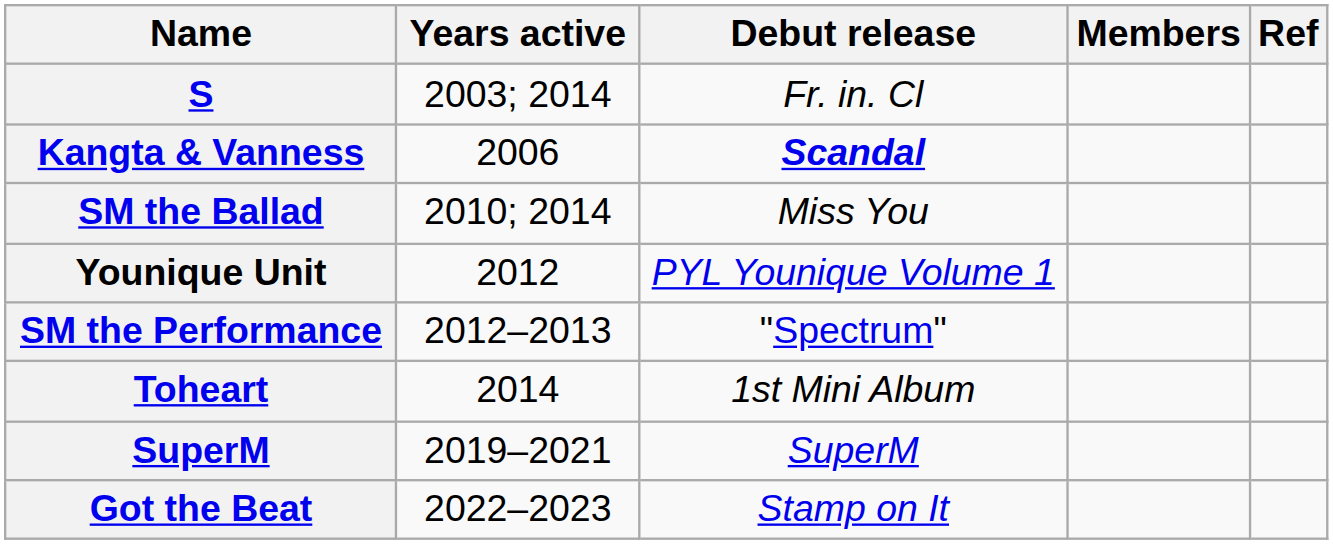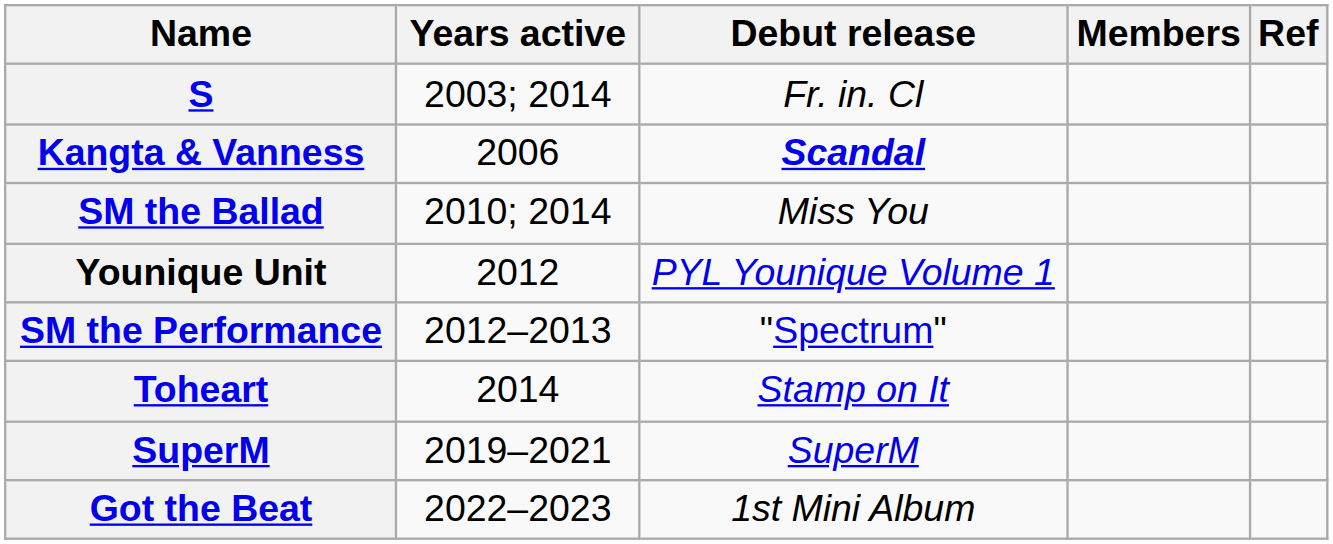(853, 390) 1st Mini Album -> (853, 390) Stamp on It
(853, 509) Stamp on It -> (853, 509) 1st Mini Album
